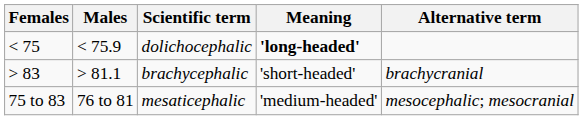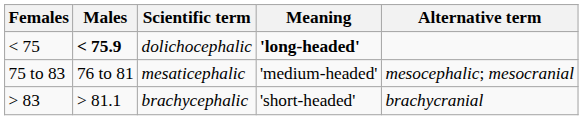(99, 45) normal -> (99, 45) bold
rows swapped: (193, 100) <-> (195, 73)
